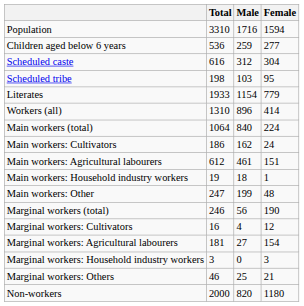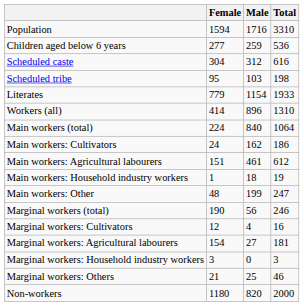columns swapped: (220, 12) <-> (280, 12)
